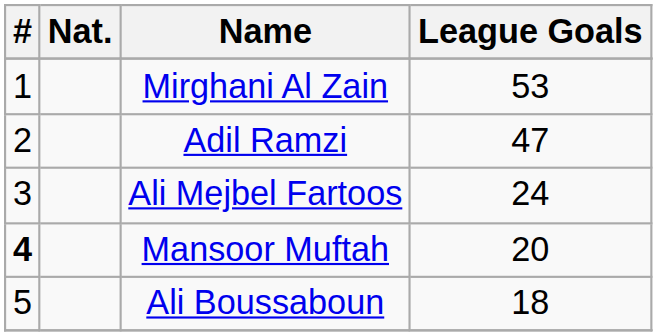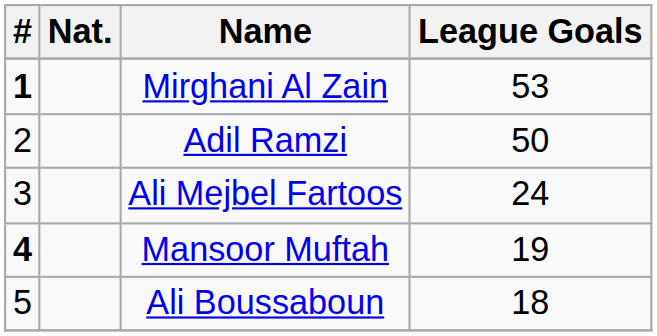(22, 85) normal -> (22, 85) bold
(530, 140) 47 -> (530, 140) 50
(530, 248) 20 -> (530, 248) 19
